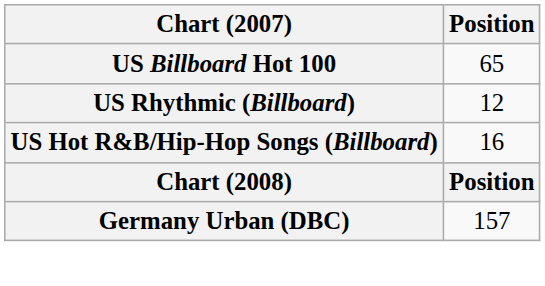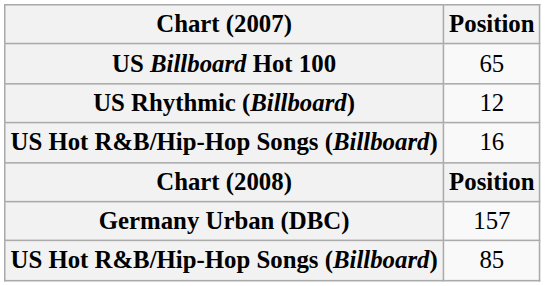+ row: (492, 260)
